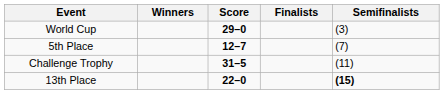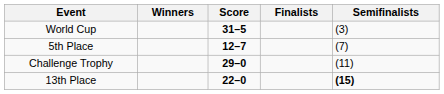(234, 30) 29–0 -> (234, 30) 31–5
(234, 64) 31–5 -> (234, 64) 29–0
